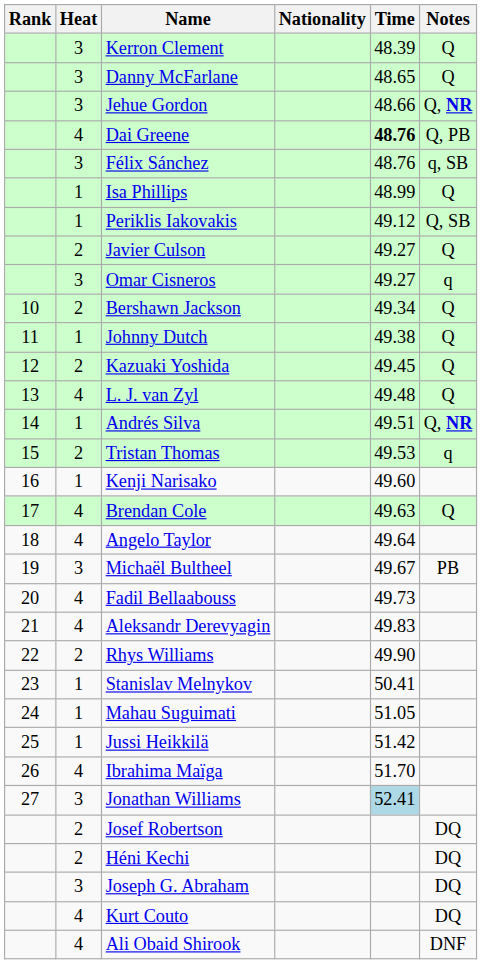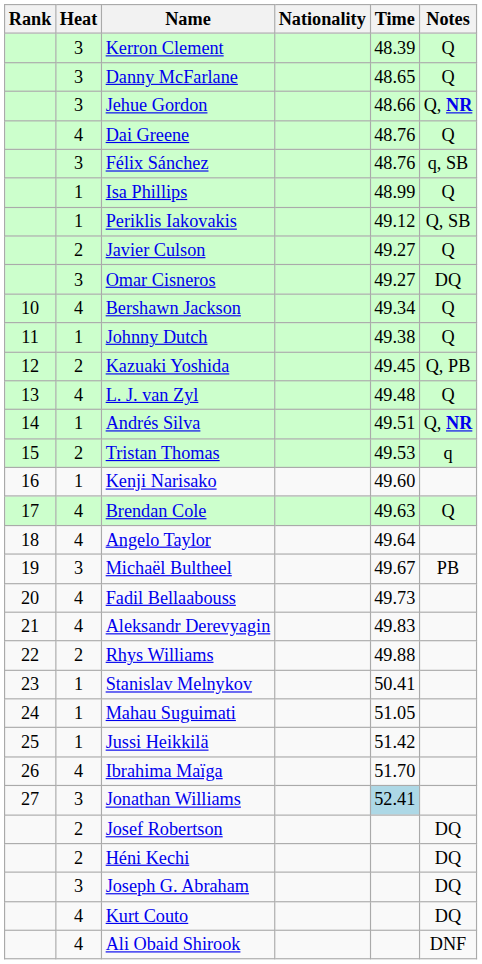(395, 134) bold -> (395, 134) normal
(448, 134) Q, PB -> (448, 134) Q
(448, 279) q -> (448, 279) DQ
(79, 308) 2 -> (79, 308) 4
(448, 366) Q -> (448, 366) Q, PB
(395, 655) 49.90 -> (395, 655) 49.88
